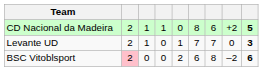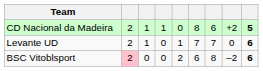(250, 43) 3 -> (250, 43) 6
